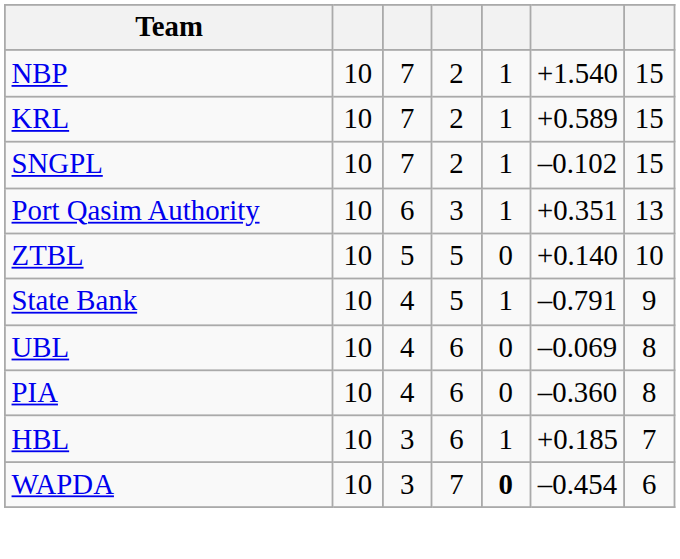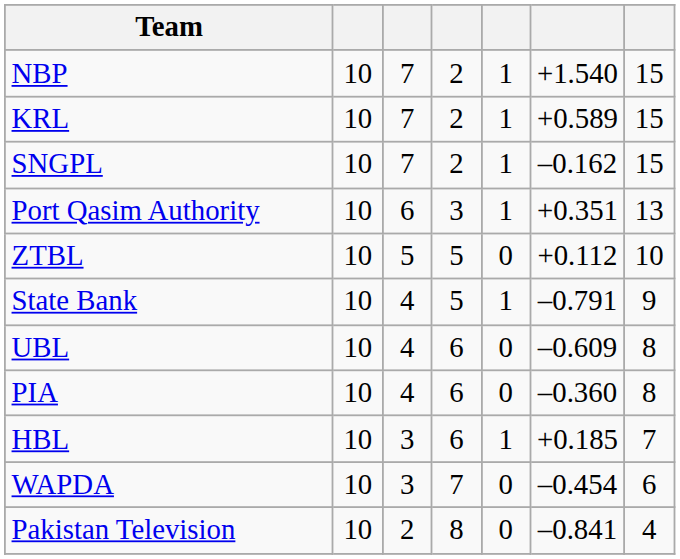(577, 164) –0.102 -> (577, 164) –0.162
(577, 255) +0.140 -> (577, 255) +0.112
(577, 347) –0.069 -> (577, 347) –0.609
(506, 484) bold -> (506, 484) normal
+ row: (123, 529)
